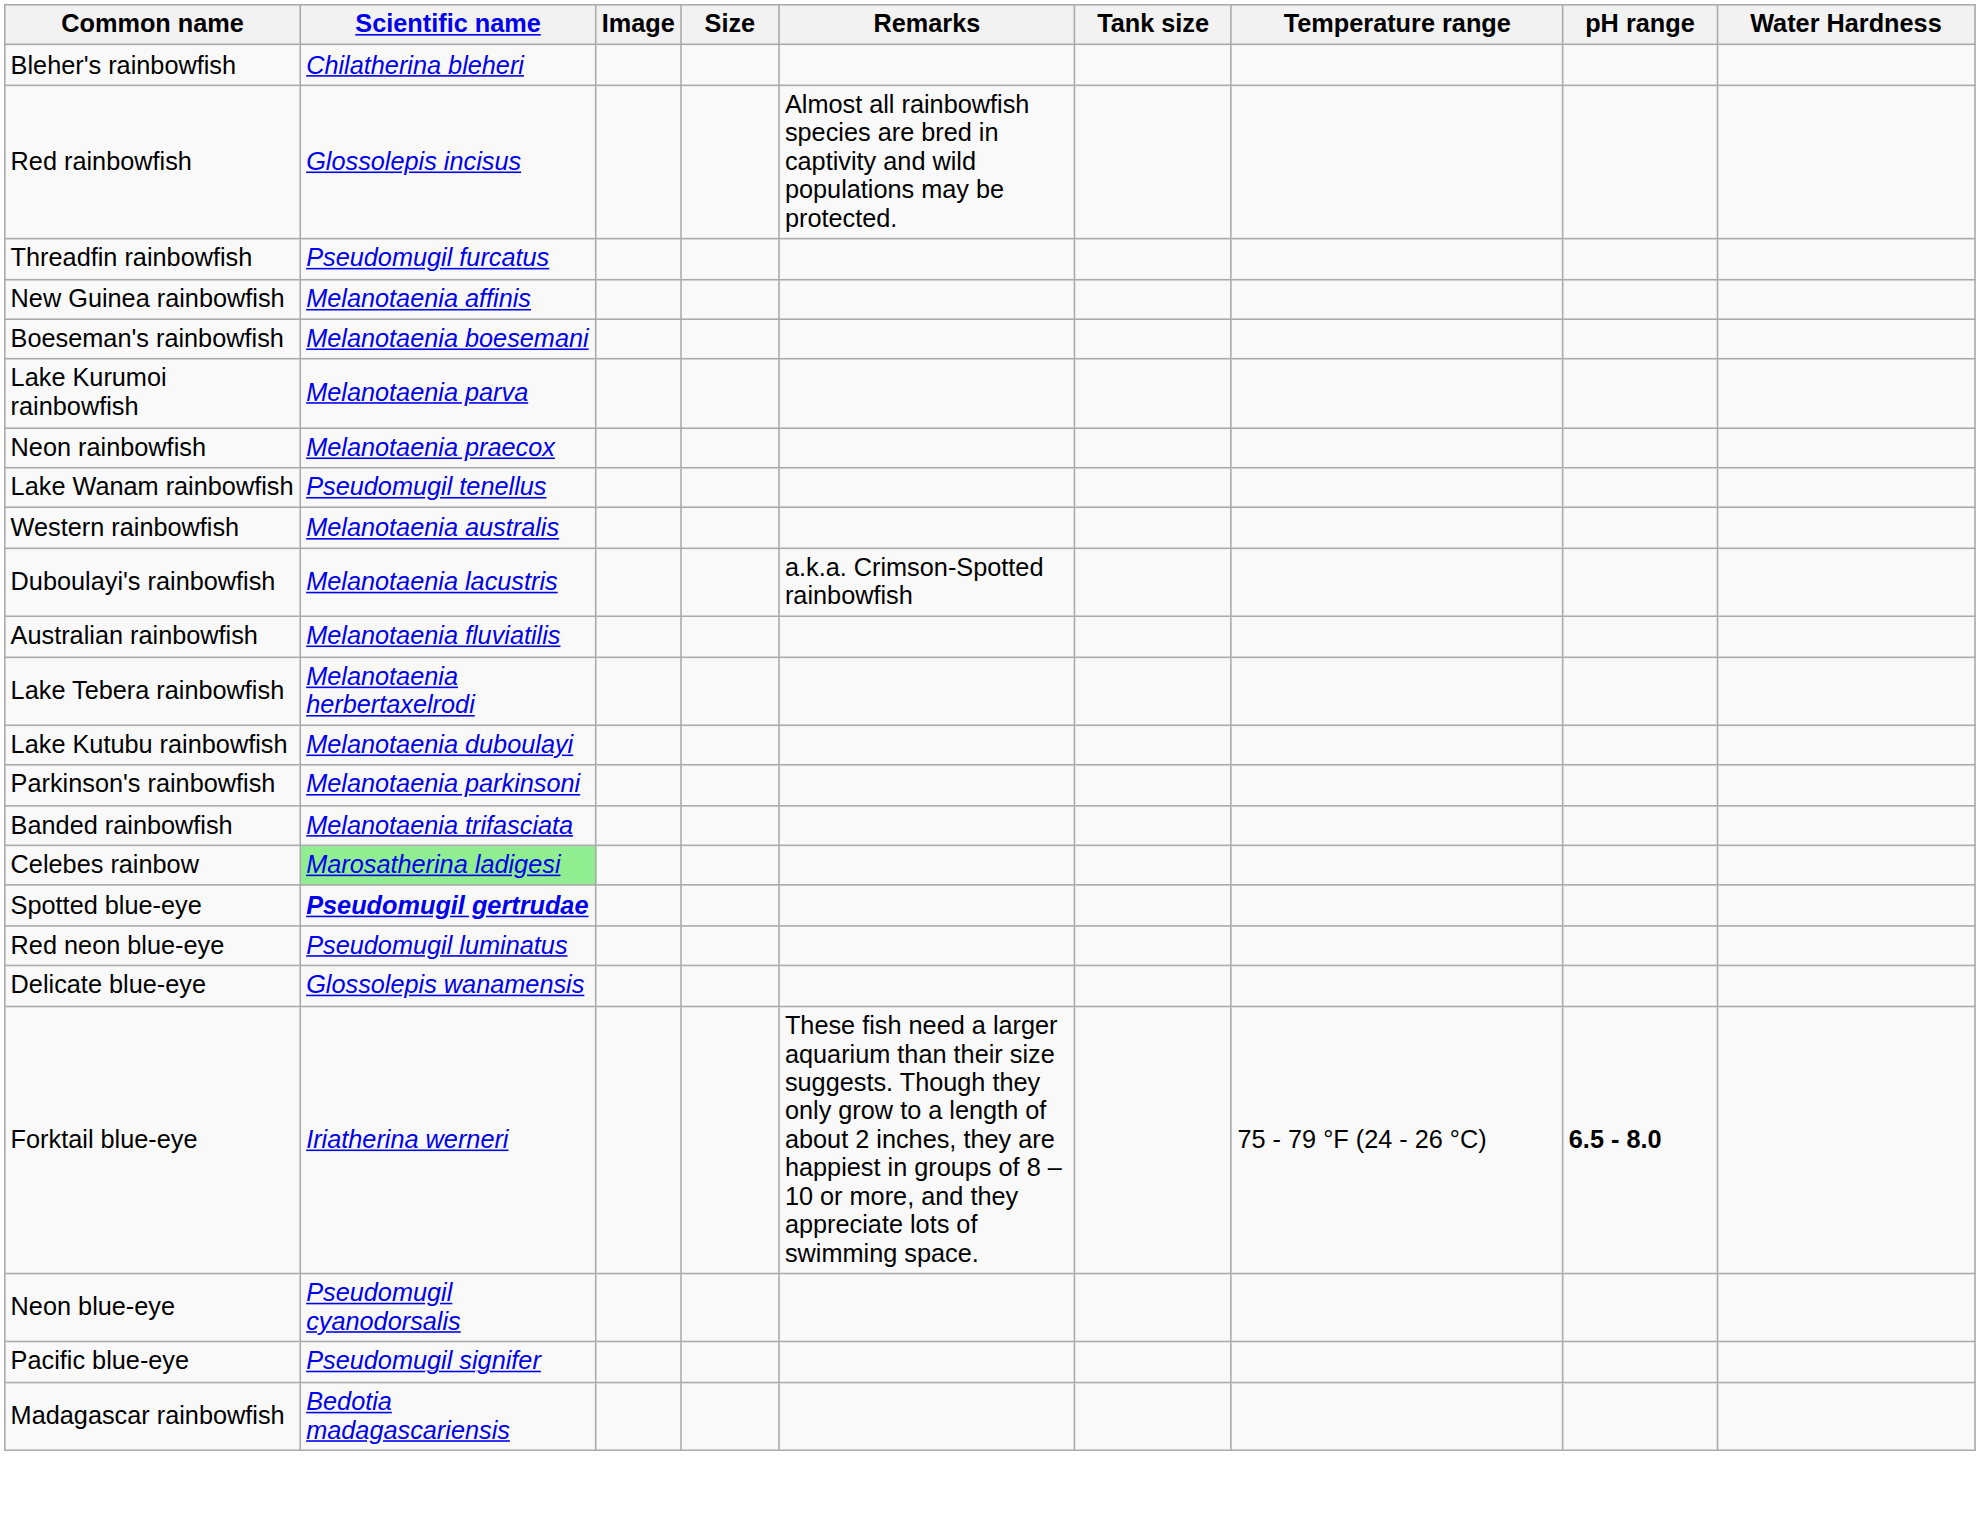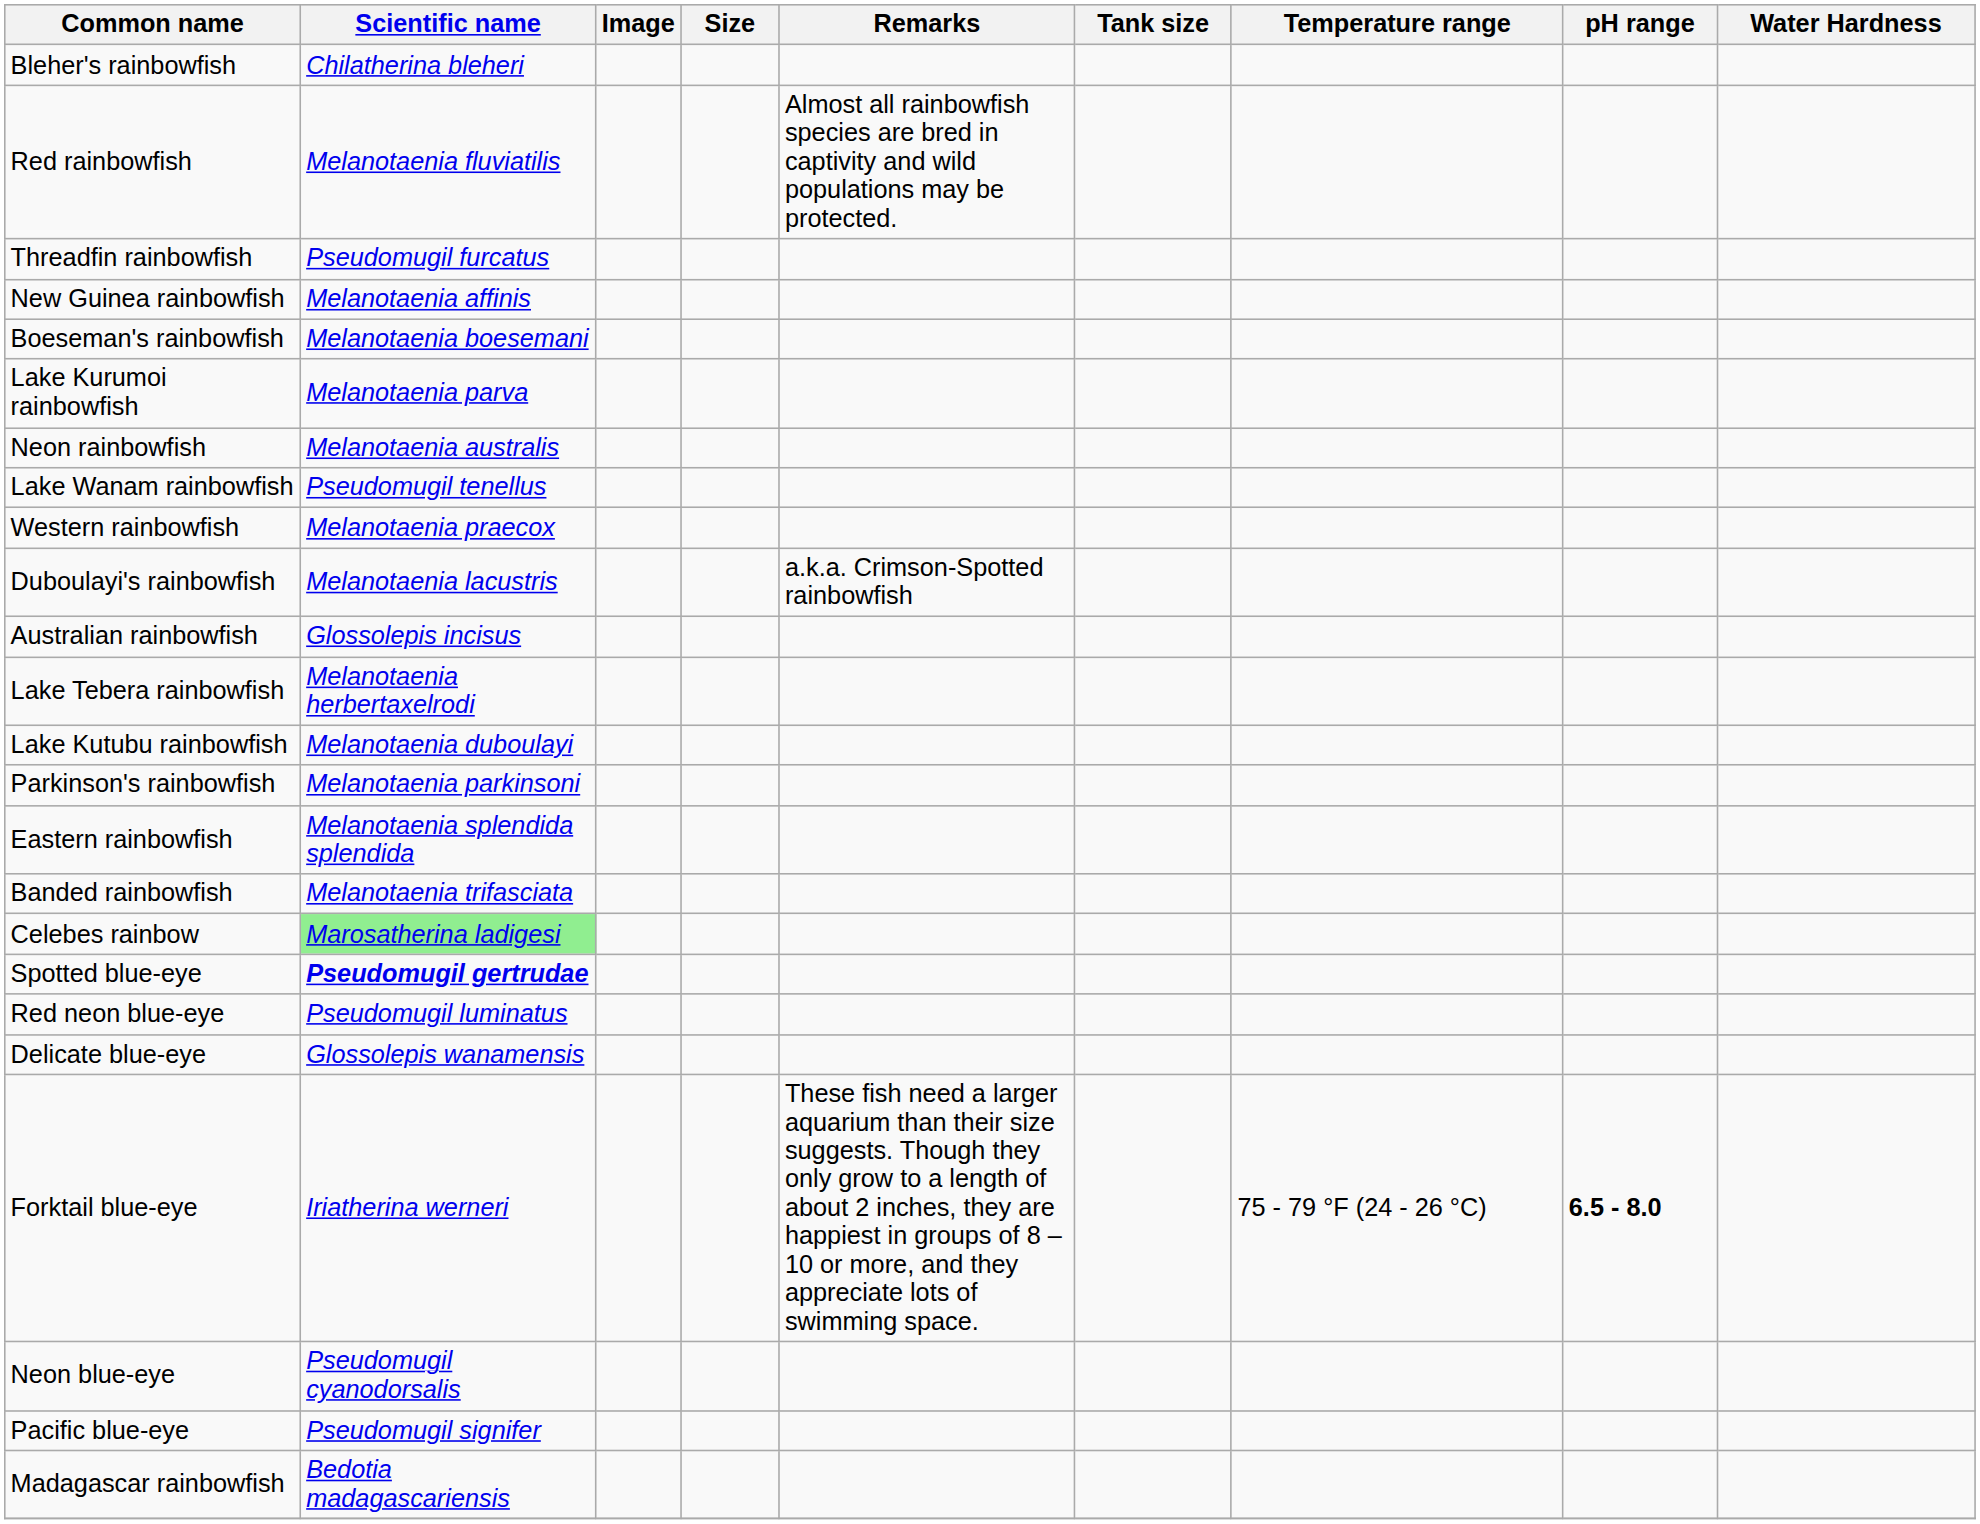(414, 161) Glossolepis incisus -> (433, 161) Melanotaenia fluviatilis
(431, 447) Melanotaenia praecox -> (433, 447) Melanotaenia australis
(433, 527) Melanotaenia australis -> (431, 527) Melanotaenia praecox
(433, 636) Melanotaenia fluviatilis -> (414, 636) Glossolepis incisus
+ row: (122, 839)
